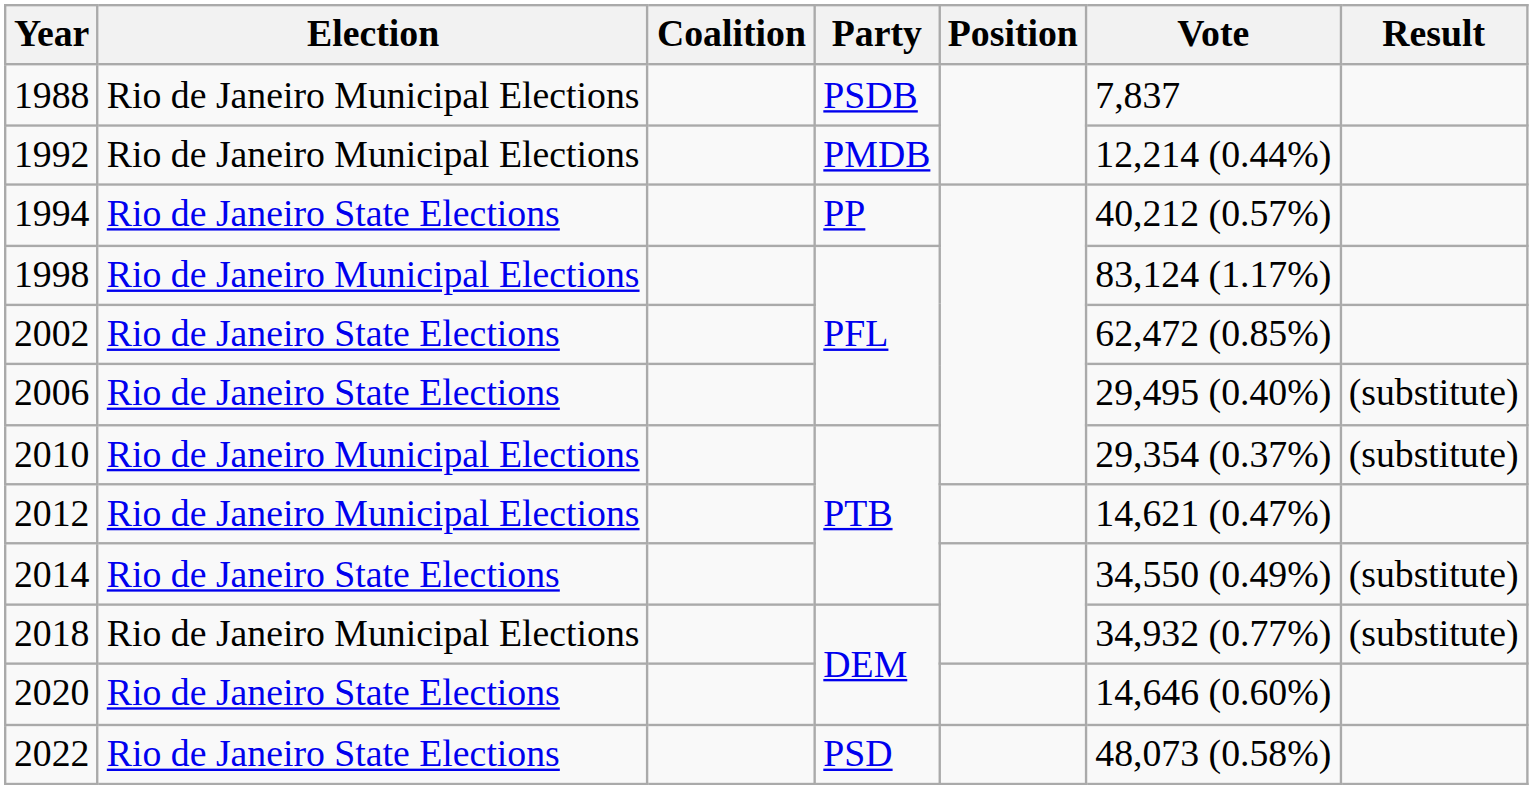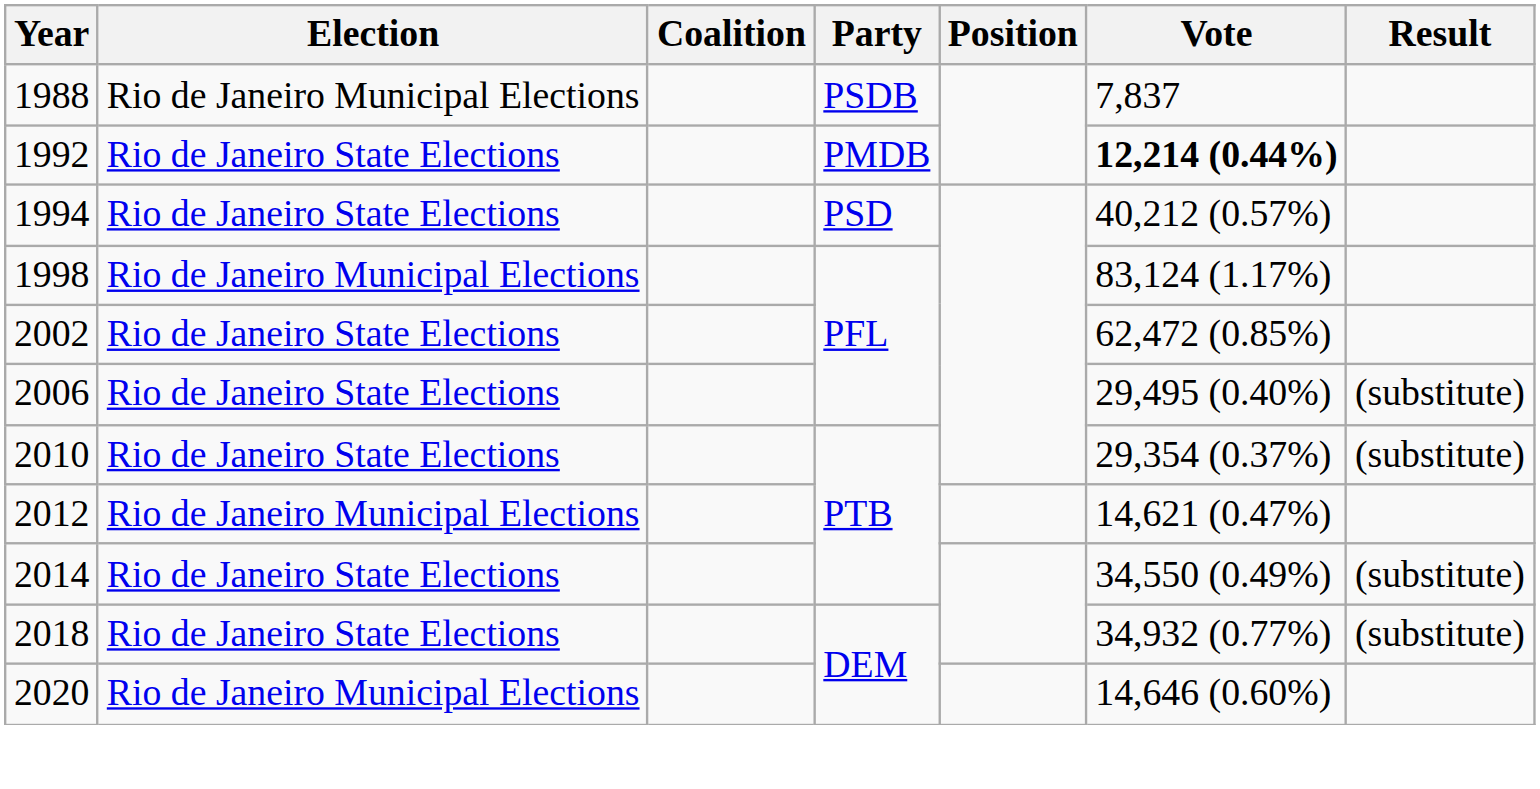(373, 154) Rio de Janeiro Municipal Elections -> (333, 154) Rio de Janeiro State Elections
(1213, 154) normal -> (1216, 154) bold
(844, 214) PP -> (858, 214) PSD
(373, 453) Rio de Janeiro Municipal Elections -> (333, 453) Rio de Janeiro State Elections
(373, 633) Rio de Janeiro Municipal Elections -> (333, 633) Rio de Janeiro State Elections
(333, 693) Rio de Janeiro State Elections -> (373, 693) Rio de Janeiro Municipal Elections
- row: (52, 753)
